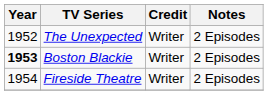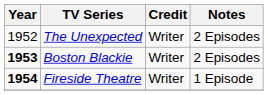(22, 79) normal -> (22, 79) bold
(227, 79) 2 Episodes -> (223, 79) 1 Episode
